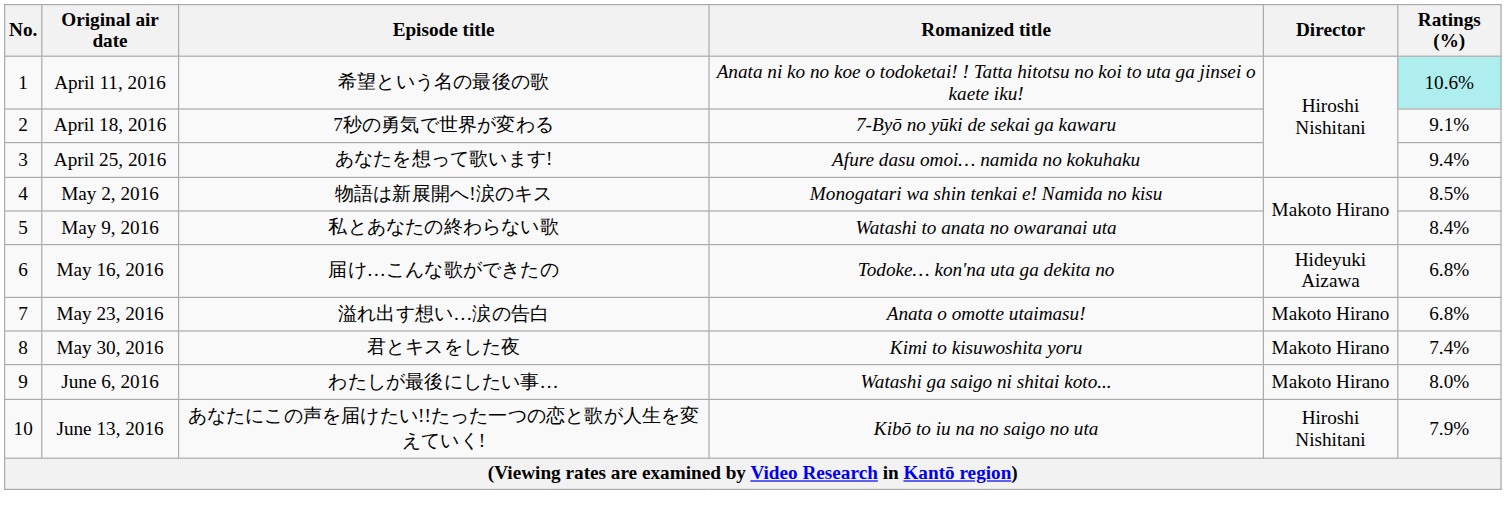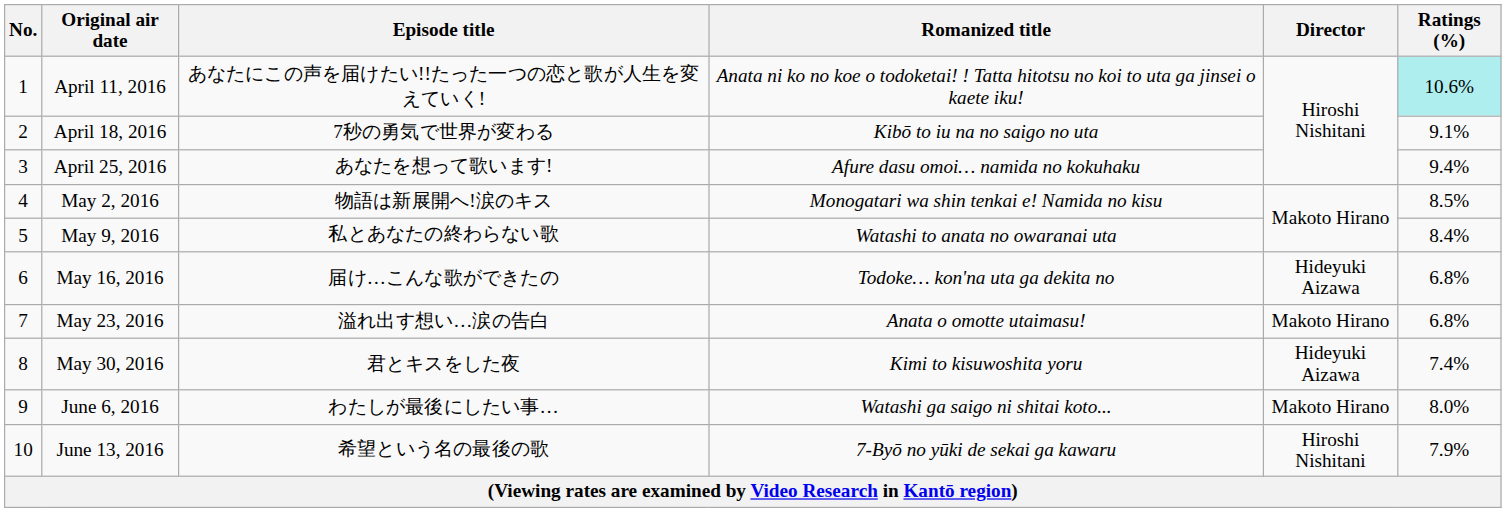(444, 81) 希望という名の最後の歌 -> (444, 85) あなたにこの声を届けたい!!たった一つの恋と歌が人生を変えていく!
(986, 125) 7-Byō no yūki de sekai ga kawaru -> (986, 132) Kibō to iu na no saigo no uta
(1330, 347) Makoto Hirano -> (1330, 364) Hideyuki Aizawa
(444, 428) あなたにこの声を届けたい!!たった一つの恋と歌が人生を変えていく! -> (444, 449) 希望という名の最後の歌
(986, 428) Kibō to iu na no saigo no uta -> (986, 450) 7-Byō no yūki de sekai ga kawaru
